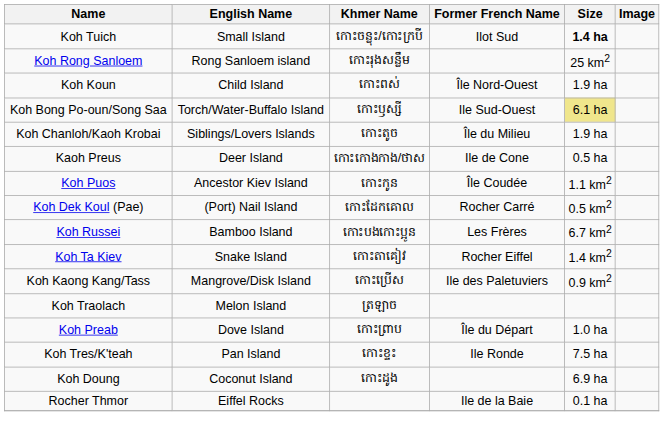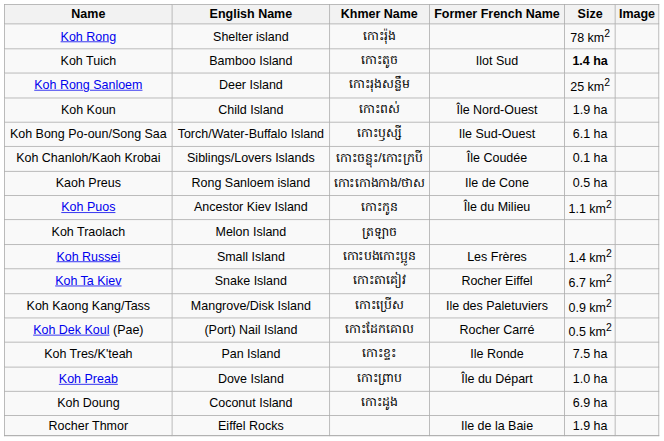+ row: (88, 36)
(251, 36) Small Island -> (251, 61) Bamboo Island
(379, 35) កោះចន្លុះ/កោះក្របី -> (379, 60) កោះតូច
(251, 61) Rong Sanloem island -> (251, 85) Deer Island
(590, 109) khaki background -> (590, 134) no background
(379, 133) កោះតូច -> (379, 158) កោះចន្លុះ/កោះក្របី
(497, 134) Île du Milieu -> (497, 158) Île Coudée
(590, 134) 1.9 ha -> (590, 158) 0.1 ha
(251, 158) Deer Island -> (251, 183) Rong Sanloem island
(497, 183) Île Coudée -> (497, 207) Île du Milieu
rows swapped: (88, 207) <-> (88, 305)
(251, 232) Bamboo Island -> (251, 256) Small Island
(590, 232) 6.7 km2 -> (590, 256) 1.4 km2
(590, 256) 1.4 km2 -> (590, 281) 6.7 km2
rows swapped: (88, 354) <-> (88, 330)
(590, 401) 0.1 ha -> (590, 425) 1.9 ha
